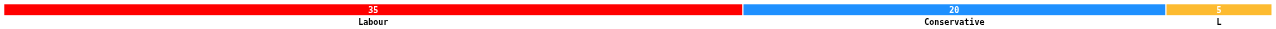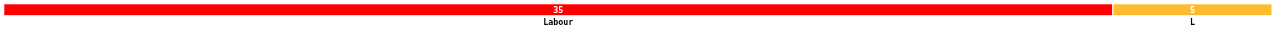- column: (954, 10)
